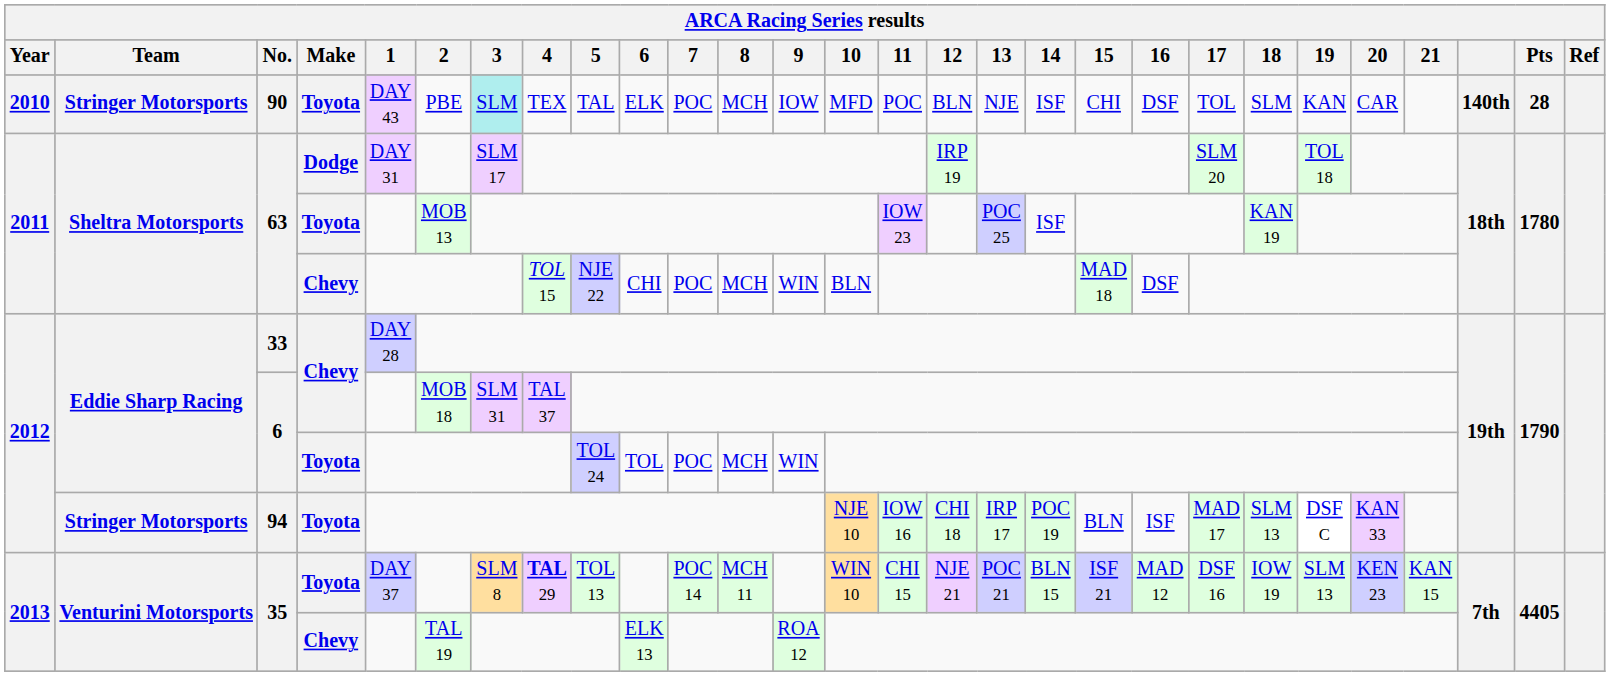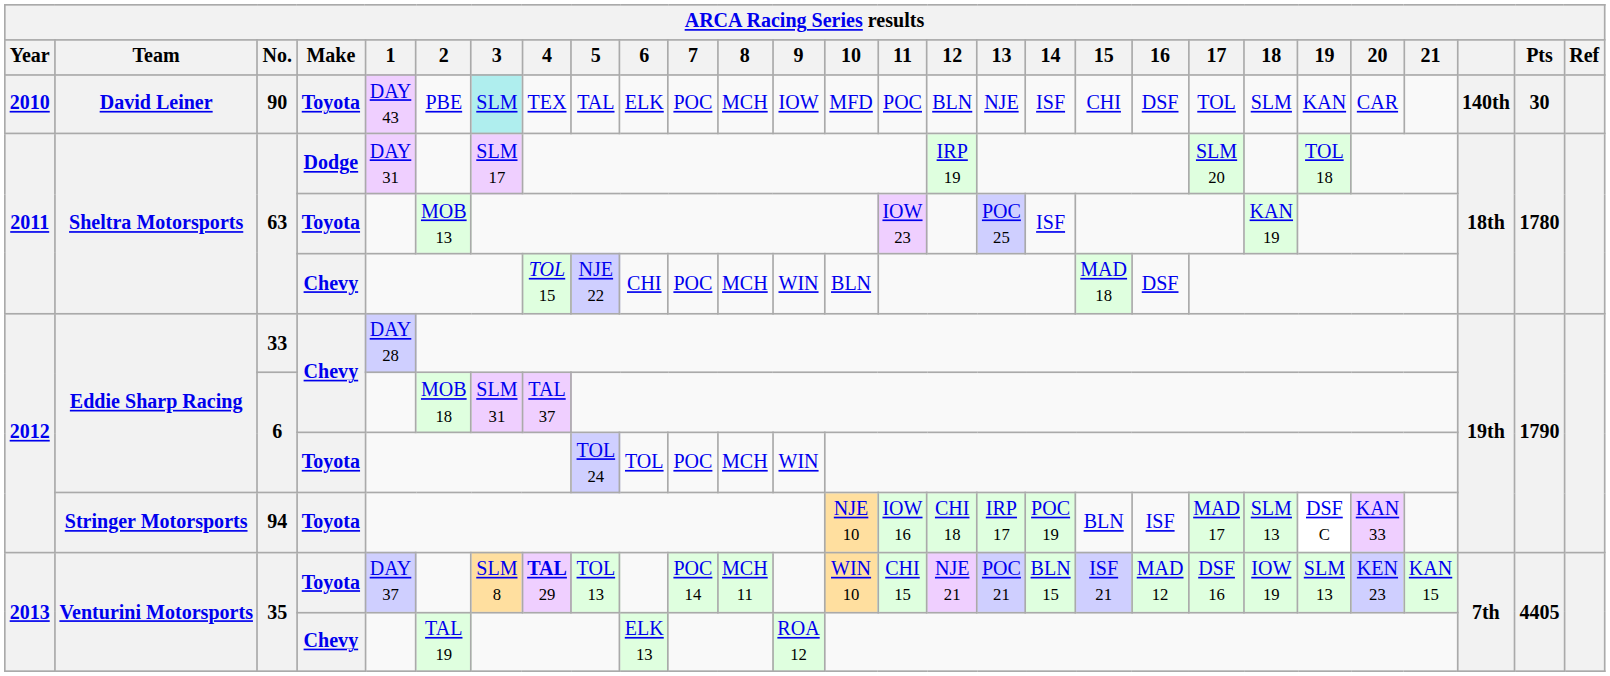(156, 103) Stringer Motorsports -> (156, 103) David Leiner
(1539, 103) 28 -> (1539, 103) 30
